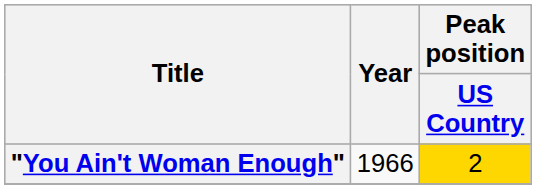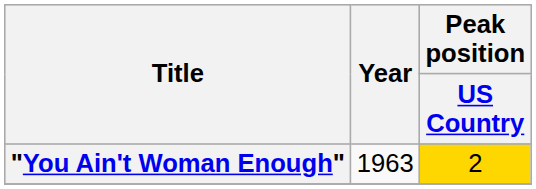(385, 163) 1966 -> (385, 163) 1963
